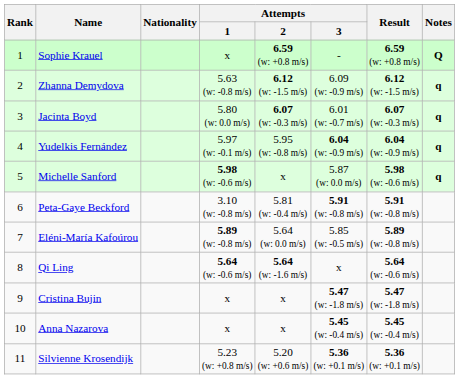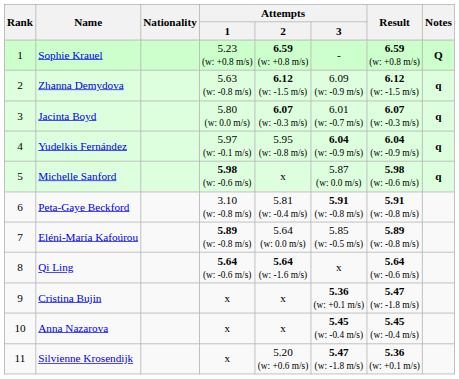(227, 55) x -> (227, 55) 5.23 (w: +0.8 m/s)
(339, 298) 5.47 (w: -1.8 m/s) -> (339, 298) 5.36 (w: +0.1 m/s)
(227, 358) 5.23 (w: +0.8 m/s) -> (227, 358) x
(339, 358) 5.36 (w: +0.1 m/s) -> (339, 358) 5.47 (w: -1.8 m/s)
